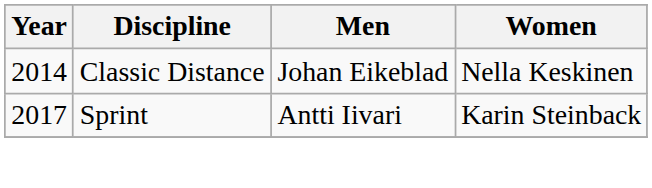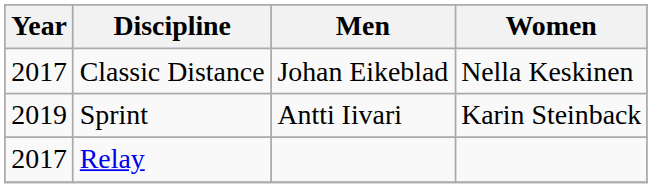(39, 70) 2014 -> (39, 70) 2017
(39, 114) 2017 -> (39, 114) 2019
+ row: (112, 159)
